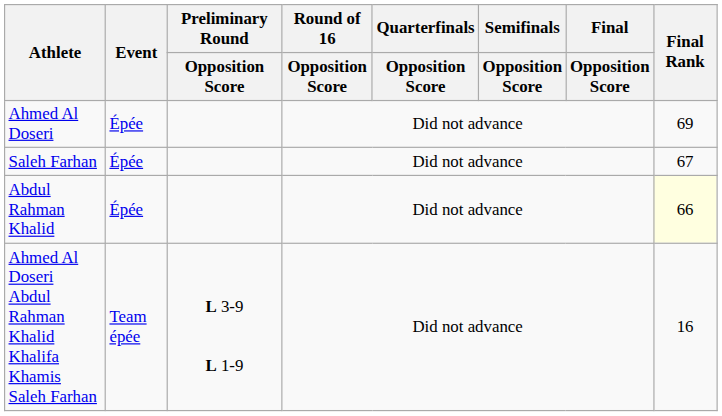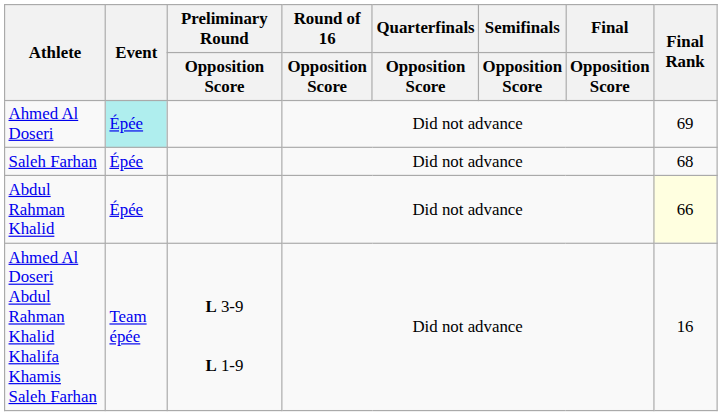(126, 124) no background -> (126, 124) paleturquoise background
(685, 161) 67 -> (685, 161) 68
